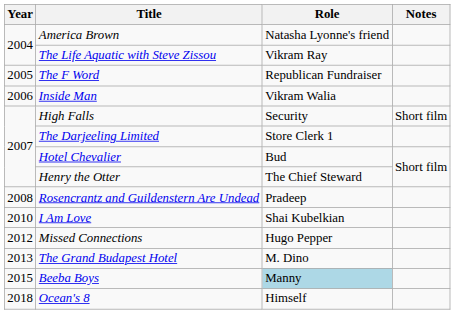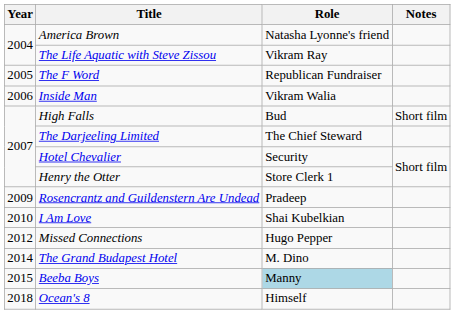(287, 116) Security -> (276, 116) Bud
(299, 136) Store Clerk 1 -> (314, 136) The Chief Steward
(276, 156) Bud -> (287, 156) Security
(314, 177) The Chief Steward -> (299, 177) Store Clerk 1
(20, 197) 2008 -> (20, 197) 2009
(20, 258) 2013 -> (20, 258) 2014
